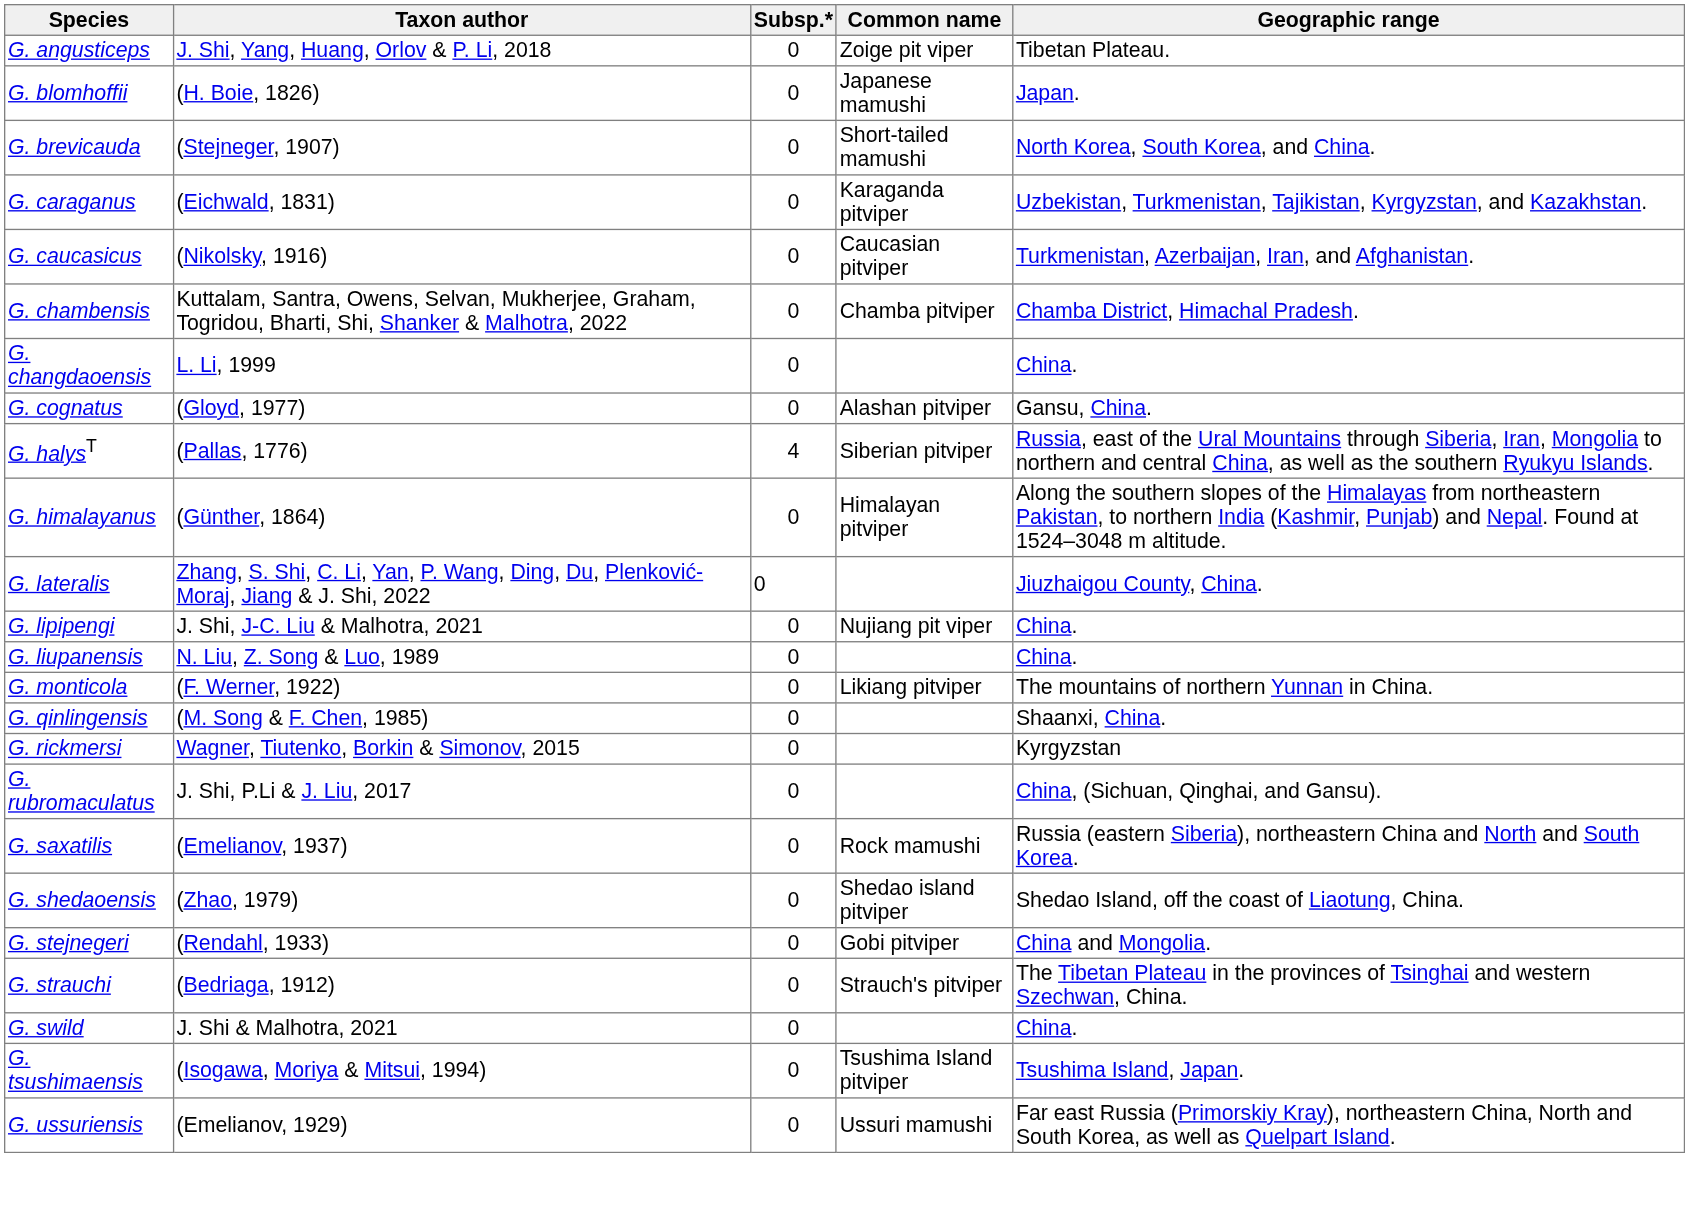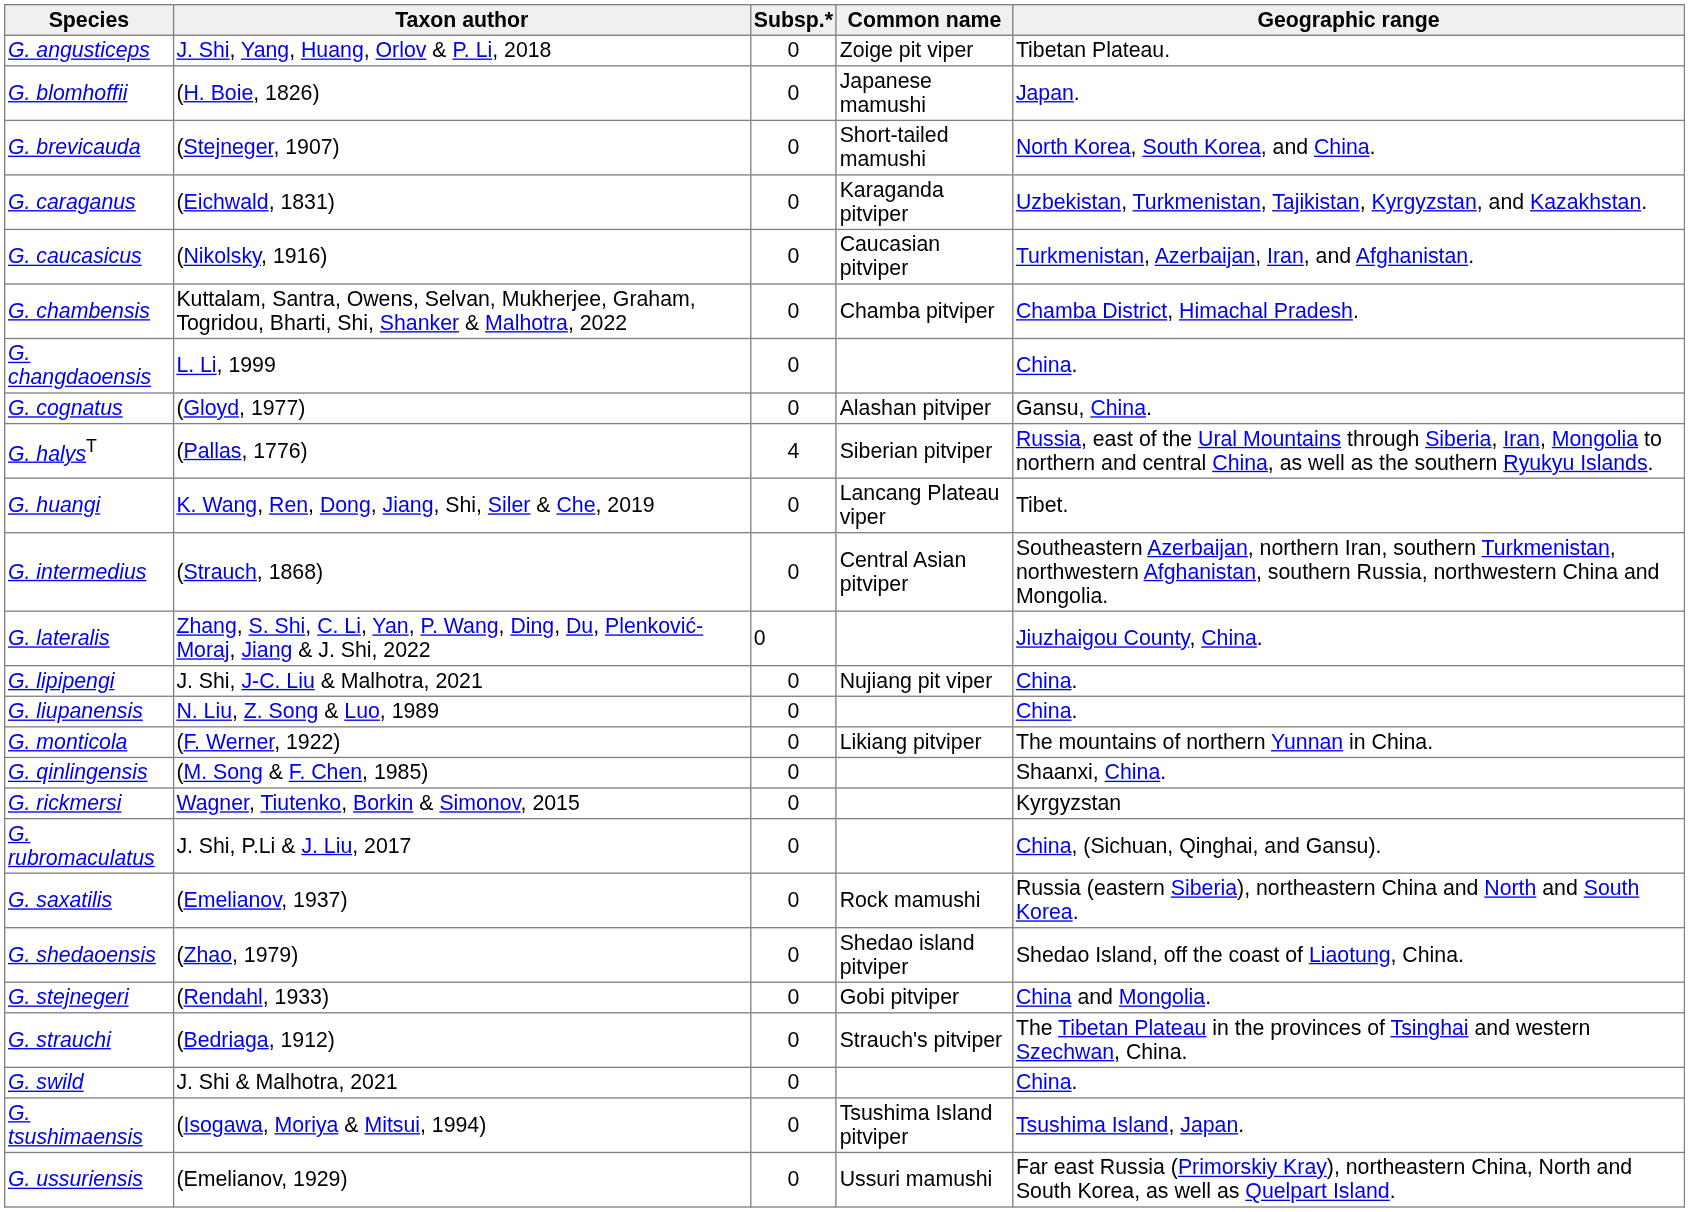- row: (82, 517)
+ row: (54, 505)
+ row: (77, 571)
